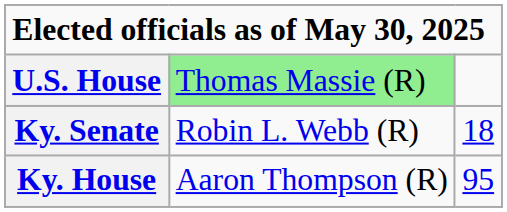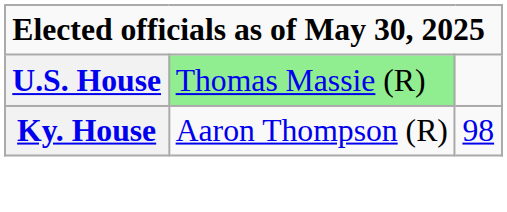- row: (87, 130)
(478, 180) 95 -> (478, 130) 98
